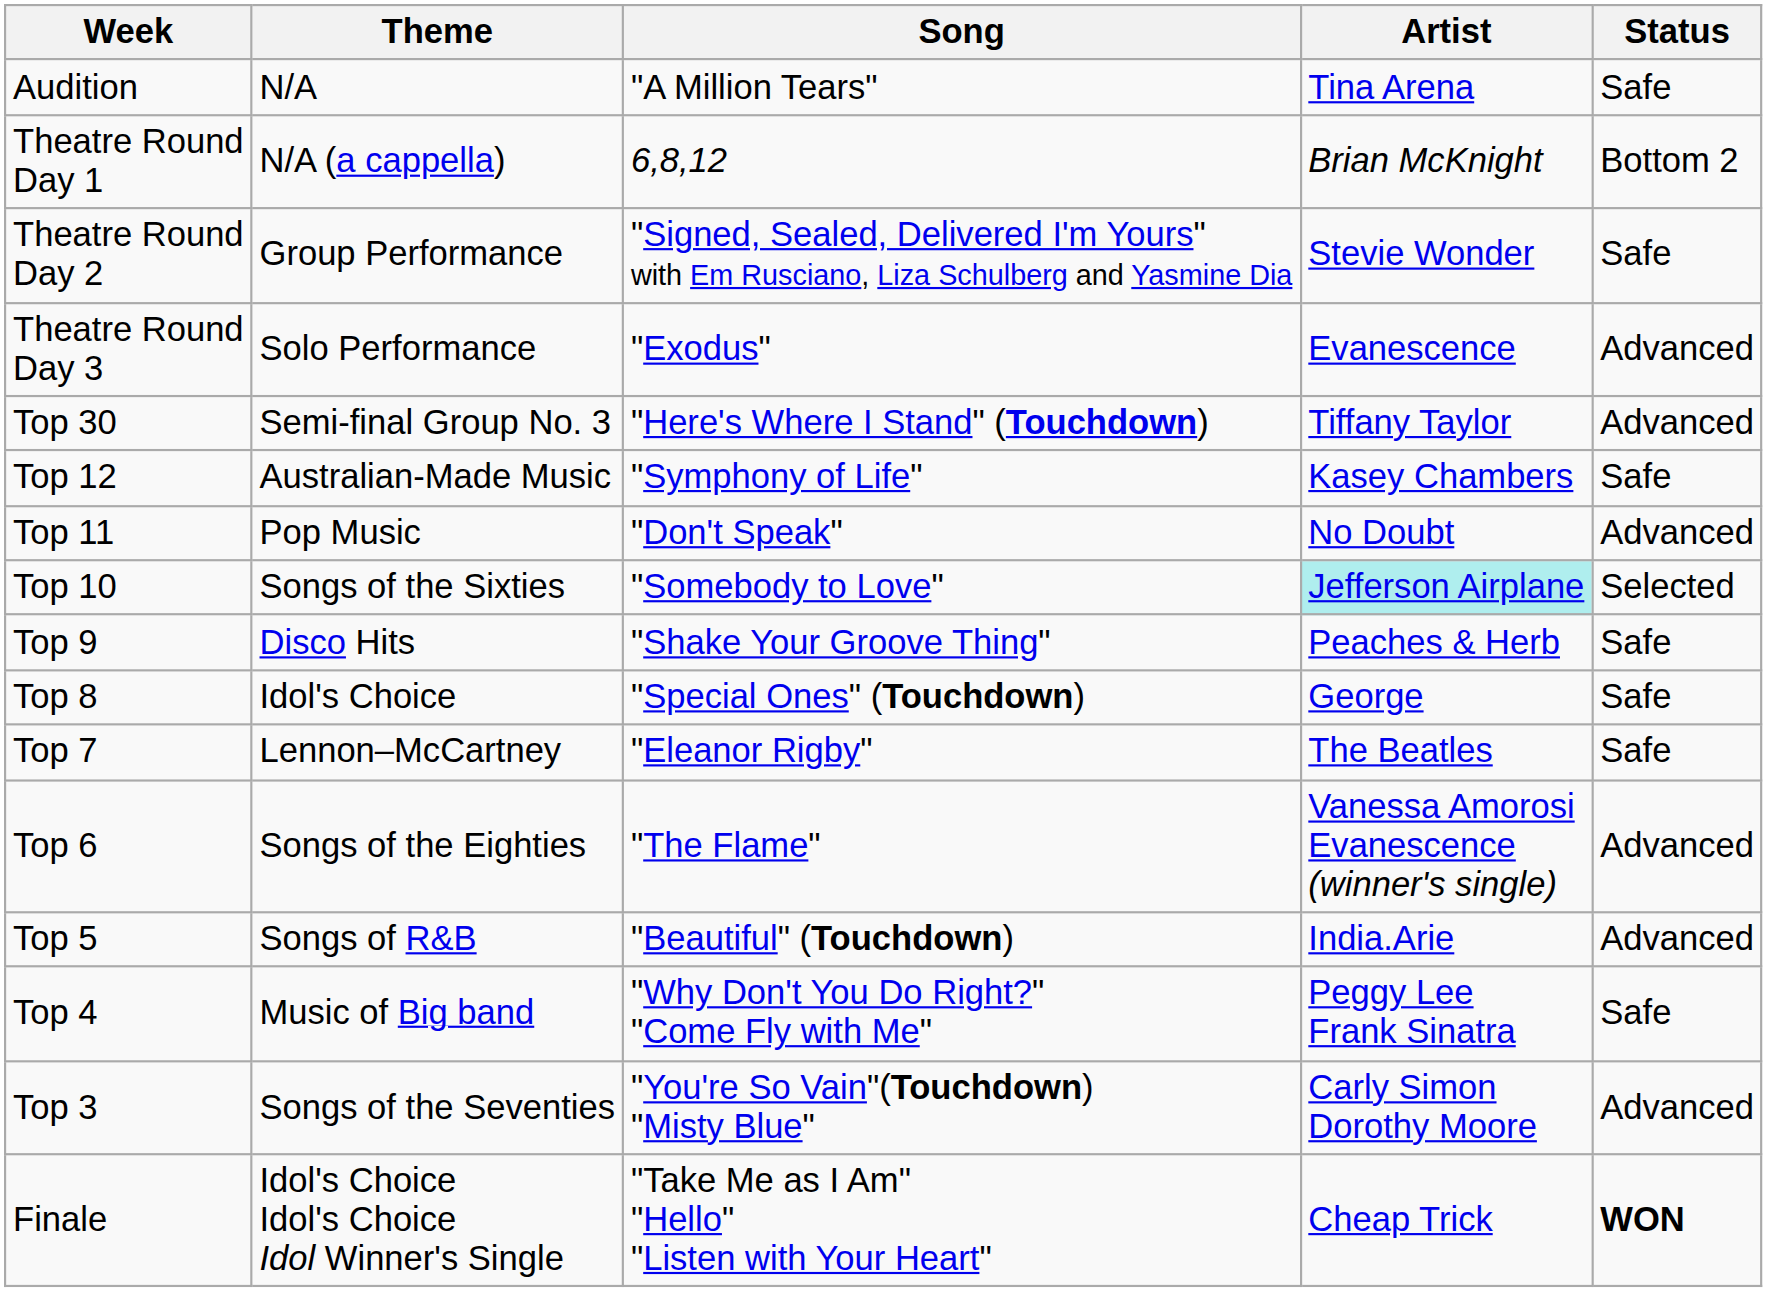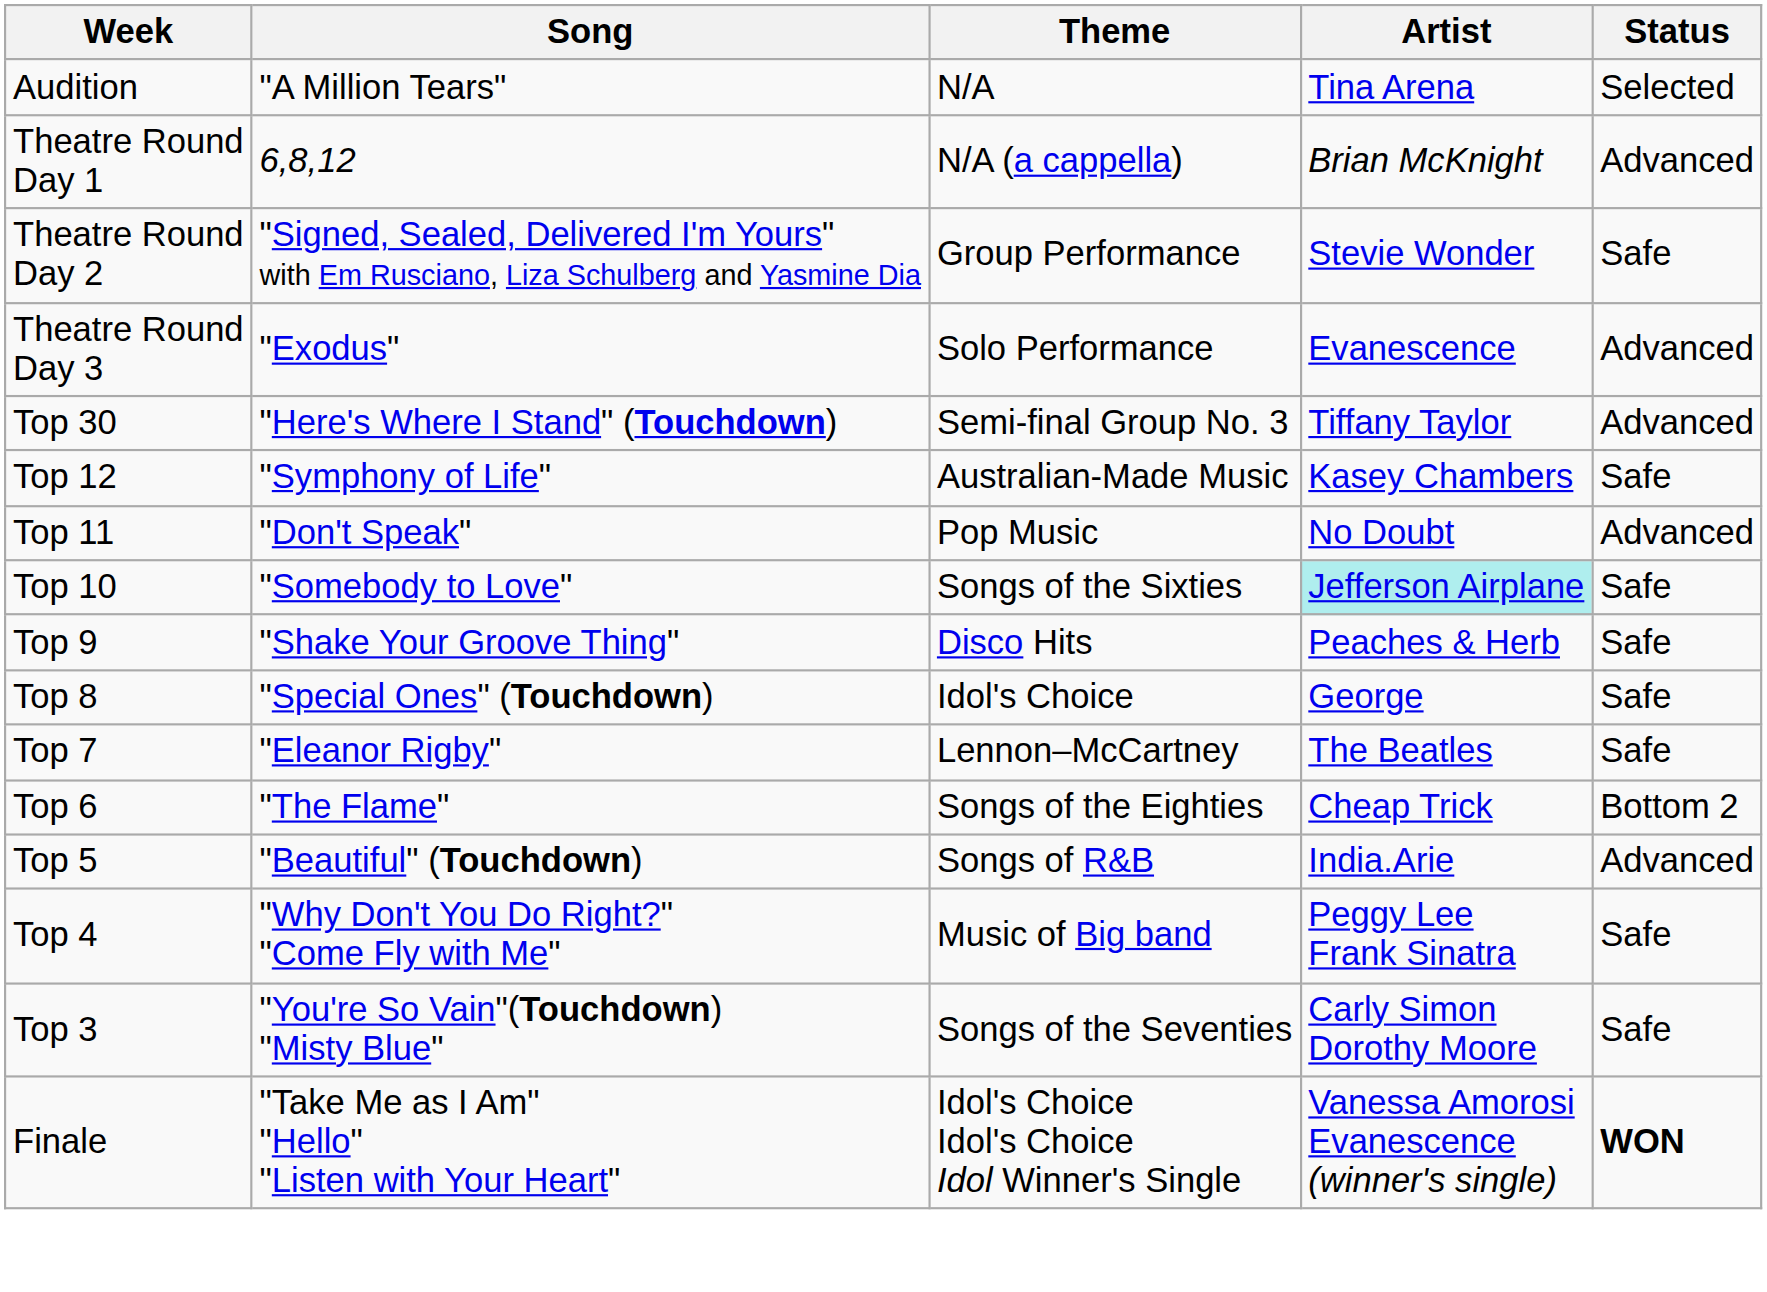columns swapped: (437, 31) <-> (962, 31)
(1636, 86) Safe -> (1668, 86) Selected
(1669, 160) Bottom 2 -> (1677, 160) Advanced
(1668, 587) Selected -> (1636, 587) Safe
(1441, 845) Vanessa Amorosi Evanescence (winner's single) -> (1401, 806) Cheap Trick
(1677, 845) Advanced -> (1669, 806) Bottom 2
(1677, 1106) Advanced -> (1636, 1029) Safe
(1401, 1219) Cheap Trick -> (1441, 1142) Vanessa Amorosi Evanescence (winner's single)
